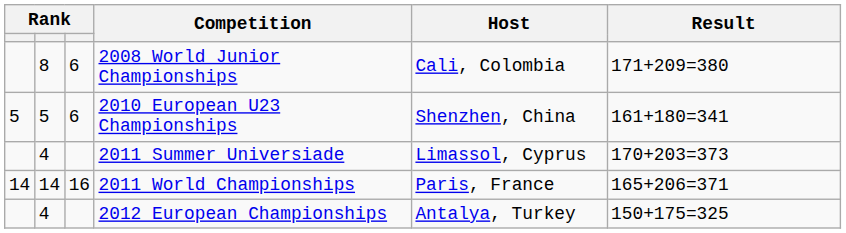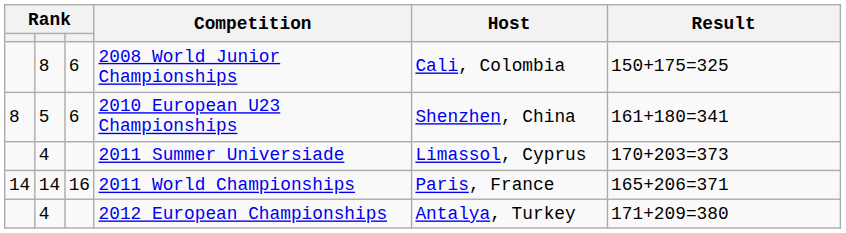(670, 67) 171+209=380 -> (670, 67) 150+175=325
(14, 117) 5 -> (14, 117) 8
(670, 214) 150+175=325 -> (670, 214) 171+209=380
